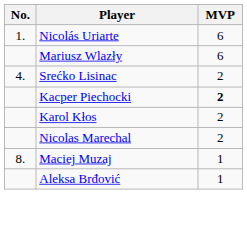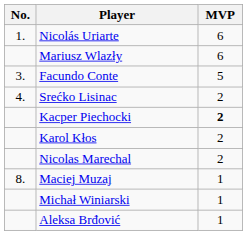+ row: (79, 76)
+ row: (84, 199)
